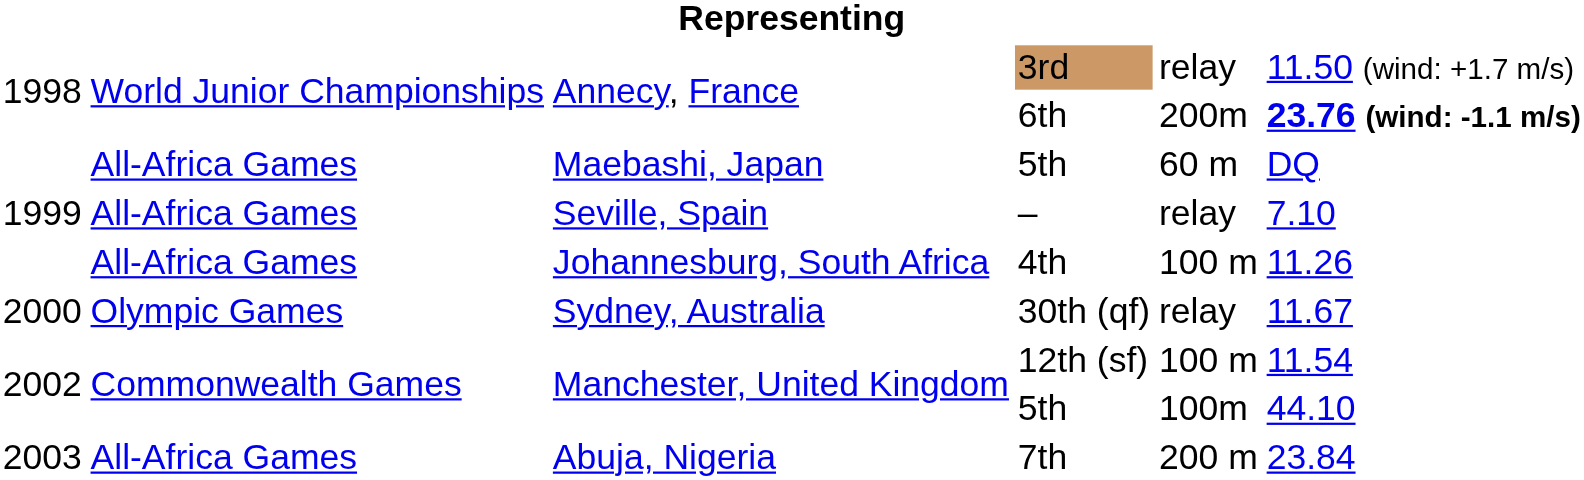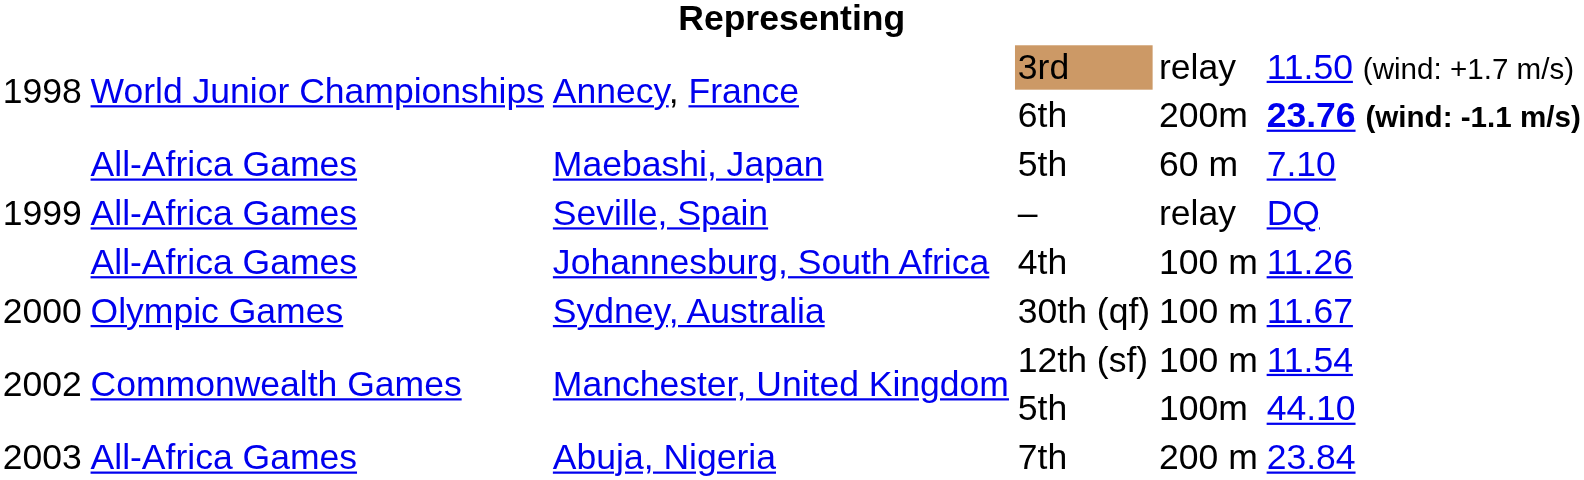(1293, 164) DQ -> (1301, 164) 7.10
(1301, 213) 7.10 -> (1293, 213) DQ
(1198, 311) relay -> (1208, 311) 100 m
